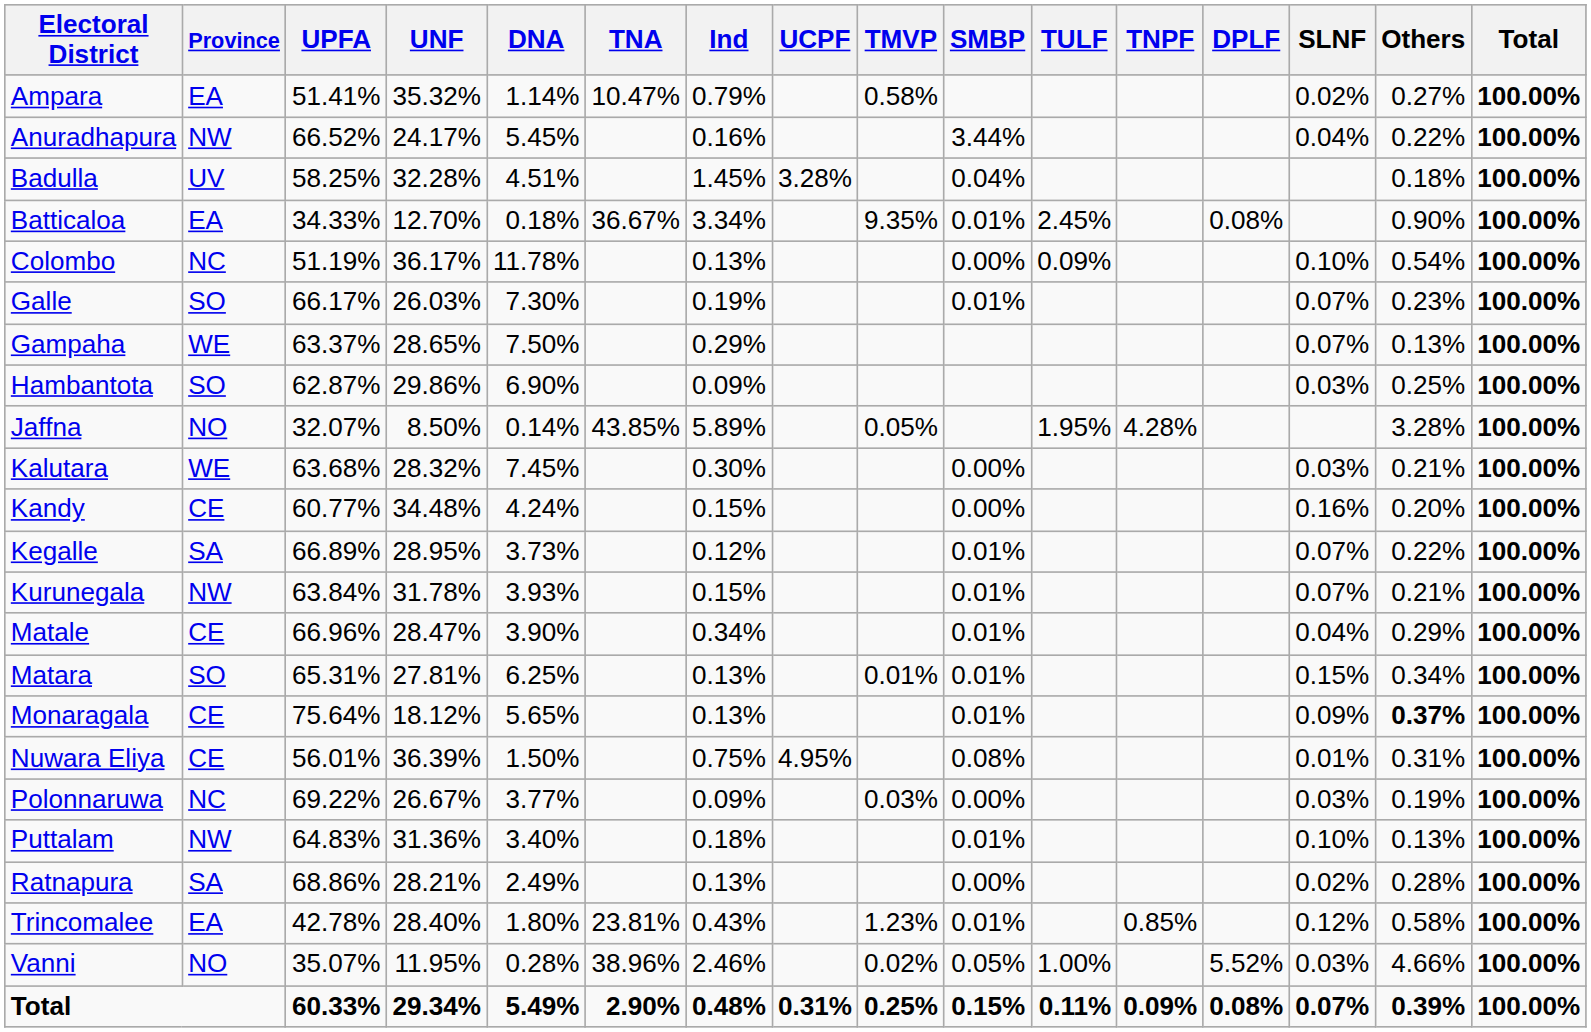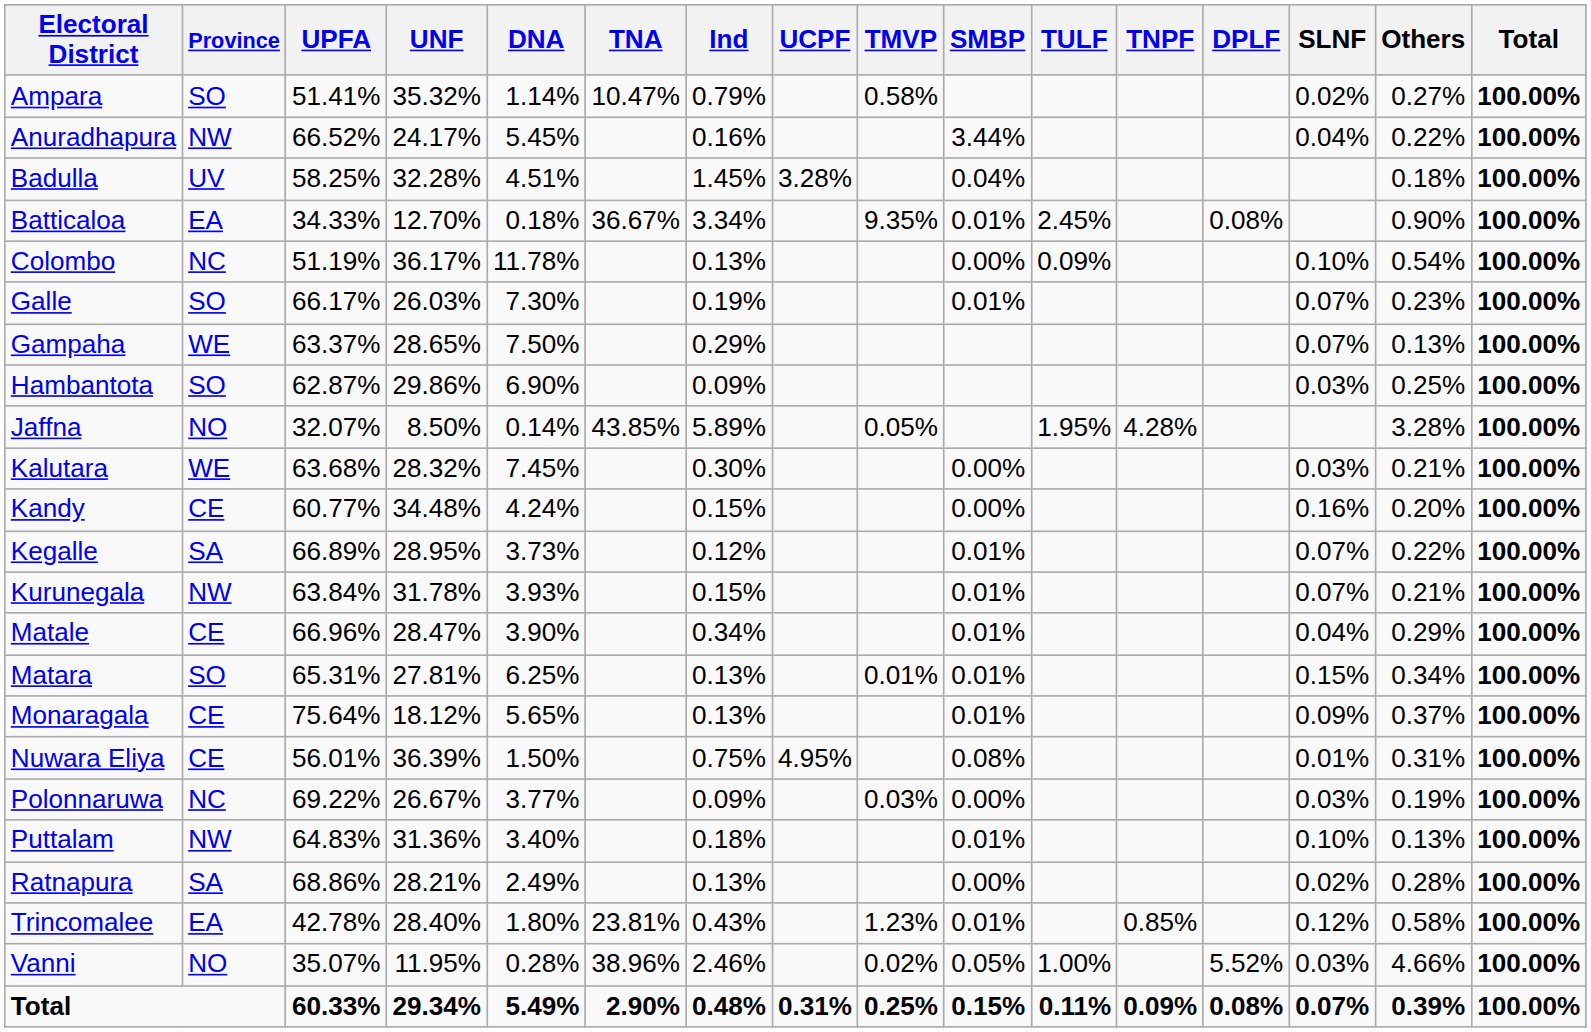(206, 95) EA -> (207, 95) SO
(1428, 716) bold -> (1428, 716) normal
